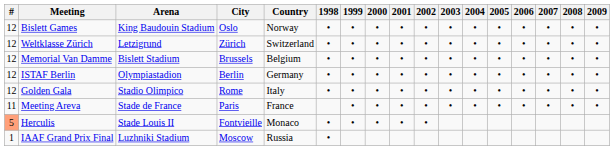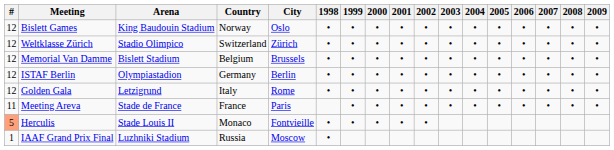columns swapped: (240, 12) <-> (290, 12)
(140, 43) Letzigrund -> (151, 43) Stadio Olimpico
(151, 91) Stadio Olimpico -> (140, 91) Letzigrund
